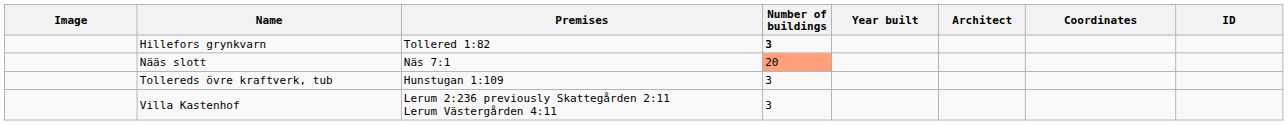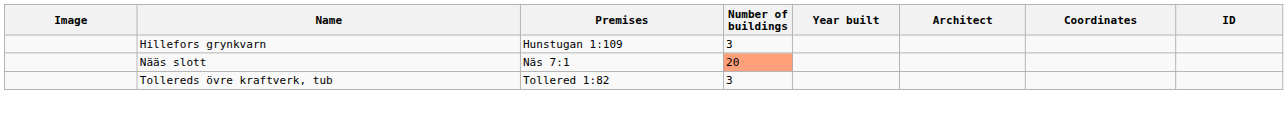(447, 44) Tollered 1:82 -> (573, 44) Hunstugan 1:109
(769, 44) bold -> (729, 44) normal
(454, 80) Hunstugan 1:109 -> (566, 80) Tollered 1:82
- row: (190, 105)
